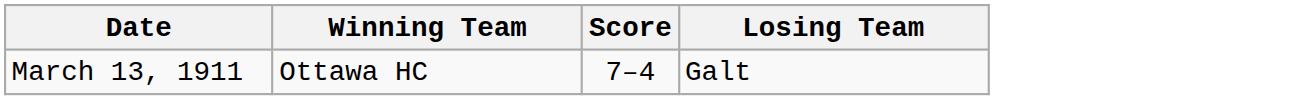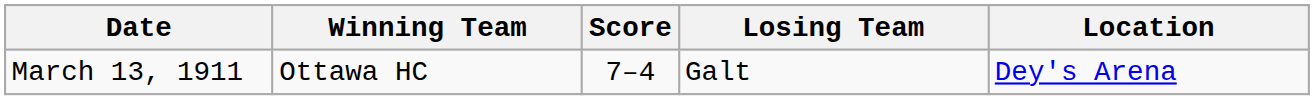+ column: (1148, 28)
